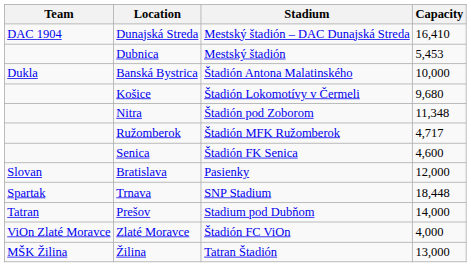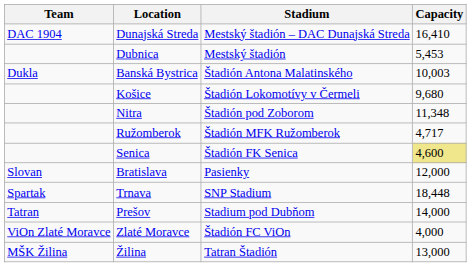(433, 73) 10,000 -> (433, 73) 10,003
(429, 152) no background -> (429, 152) khaki background
